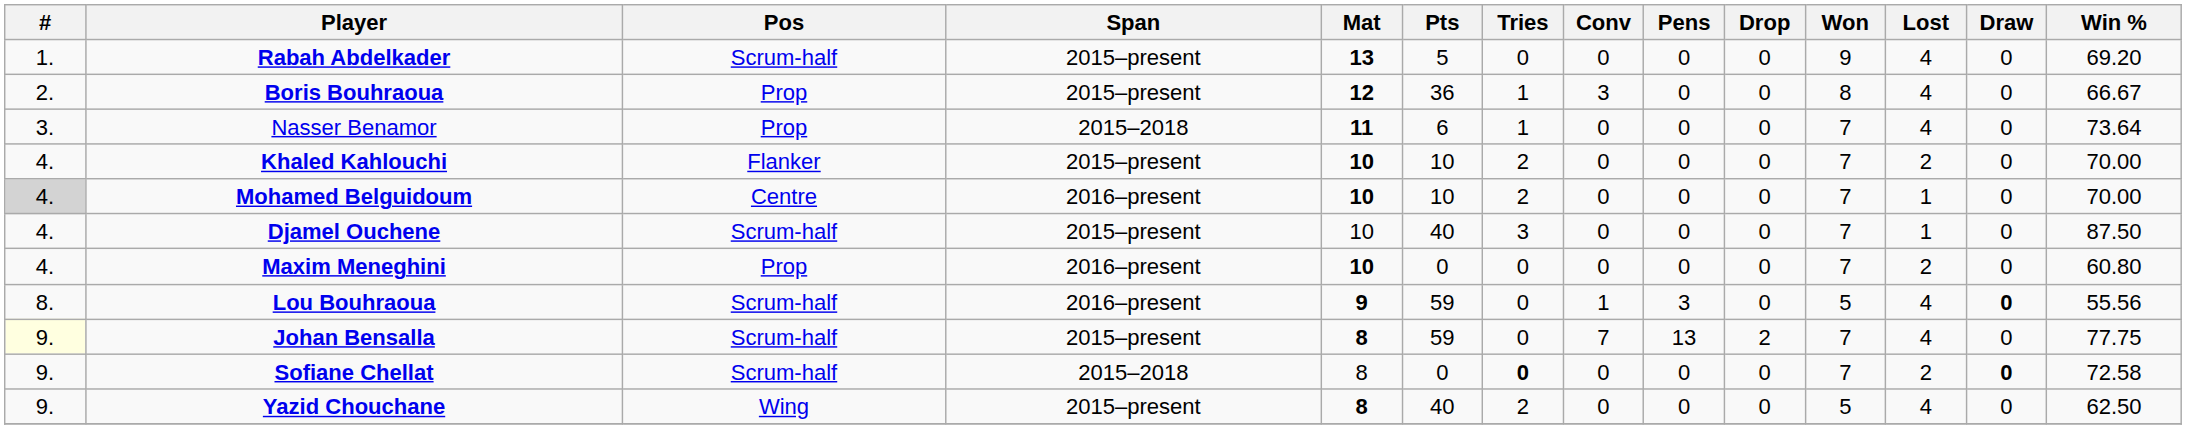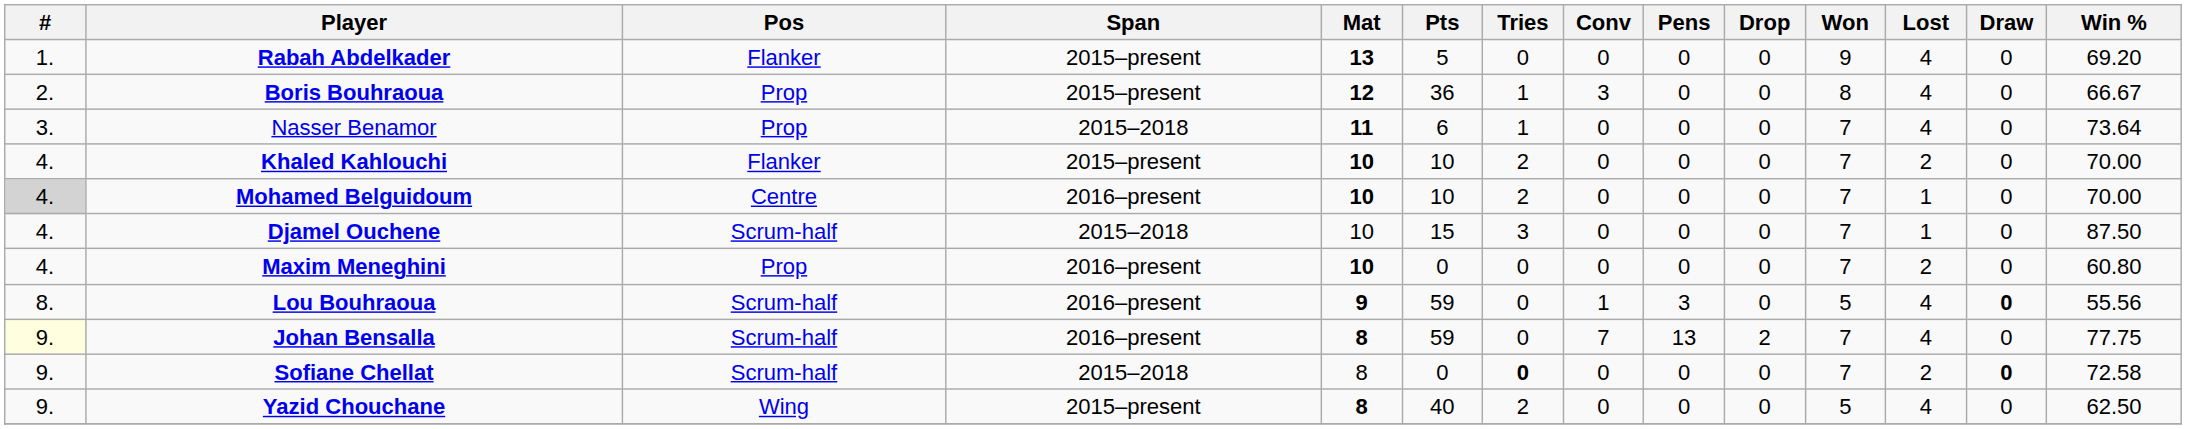(784, 57) Scrum-half -> (784, 57) Flanker
(1133, 232) 2015–present -> (1133, 232) 2015–2018
(1442, 232) 40 -> (1442, 232) 15
(1133, 336) 2015–present -> (1133, 336) 2016–present
